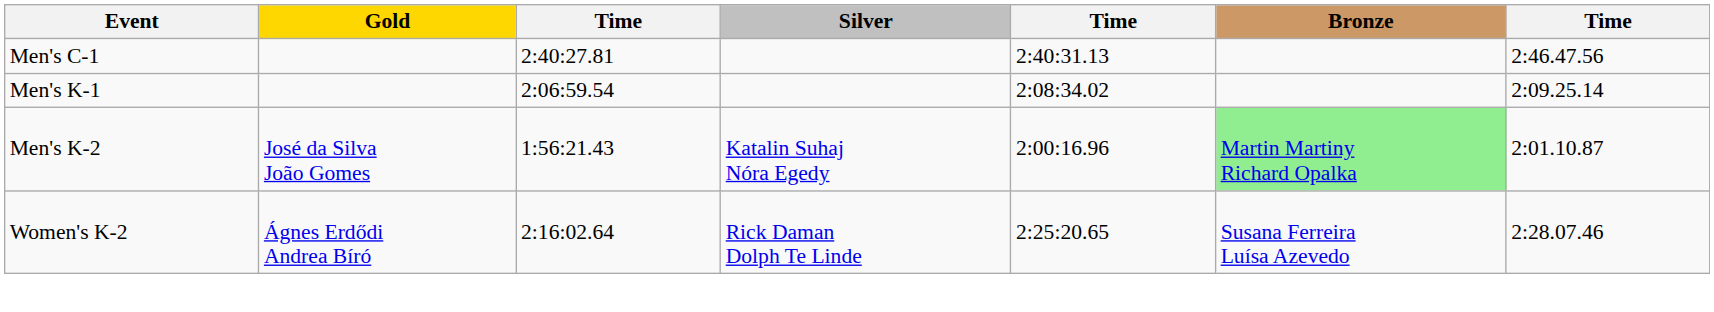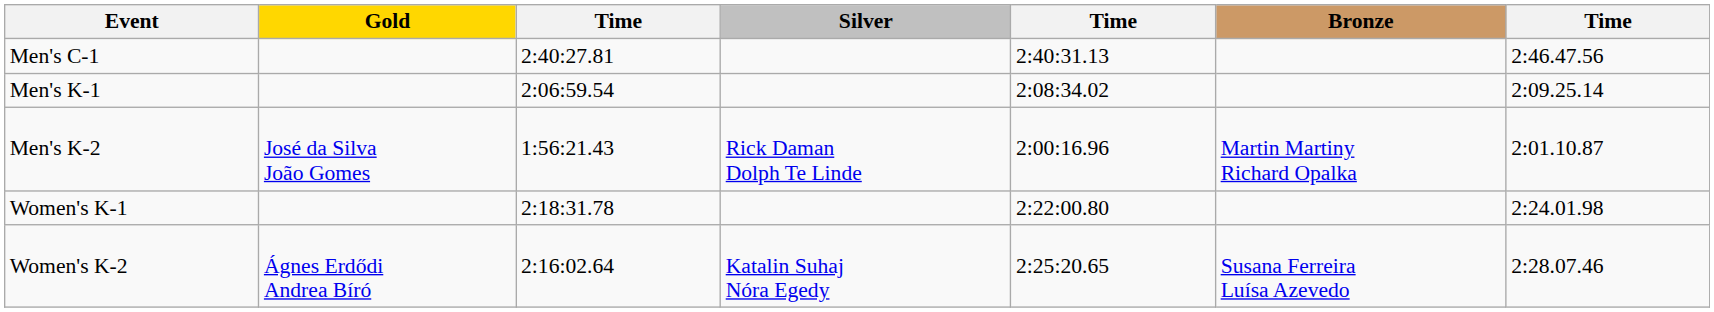(785, 160) Katalin Suhaj Nóra Egedy -> (794, 160) Rick Daman Dolph Te Linde
(1289, 160) lightgreen background -> (1289, 160) no background
+ row: (69, 207)
(794, 243) Rick Daman Dolph Te Linde -> (785, 277) Katalin Suhaj Nóra Egedy
